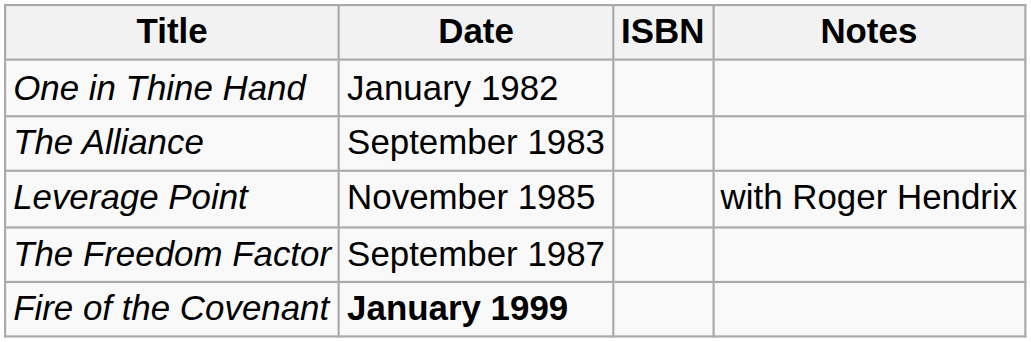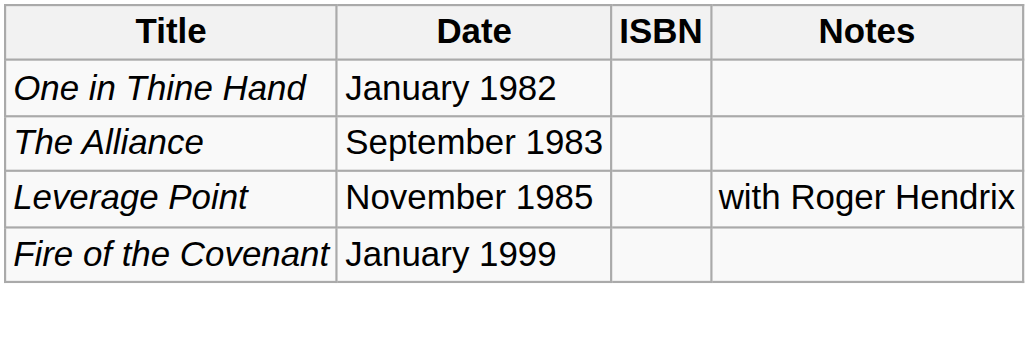- row: (172, 253)
(458, 308) bold -> (451, 253) normal
